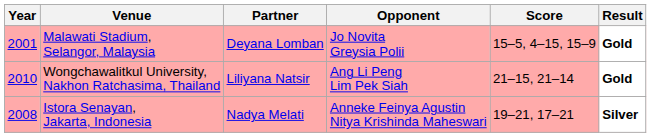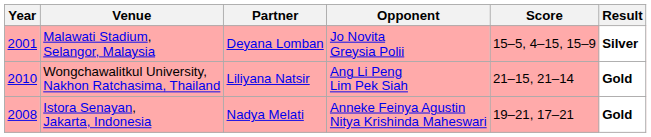(617, 44) Gold -> (620, 44) Silver
(620, 115) Silver -> (617, 115) Gold
